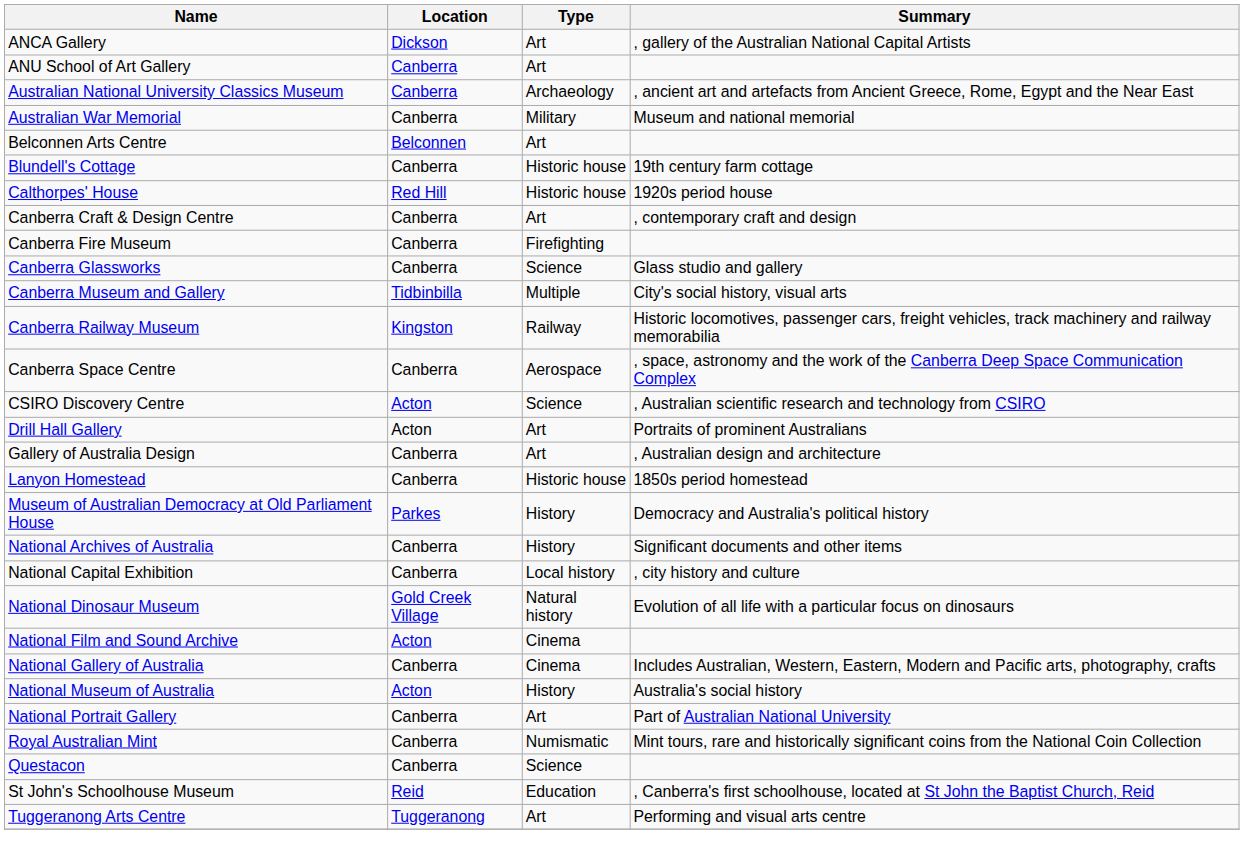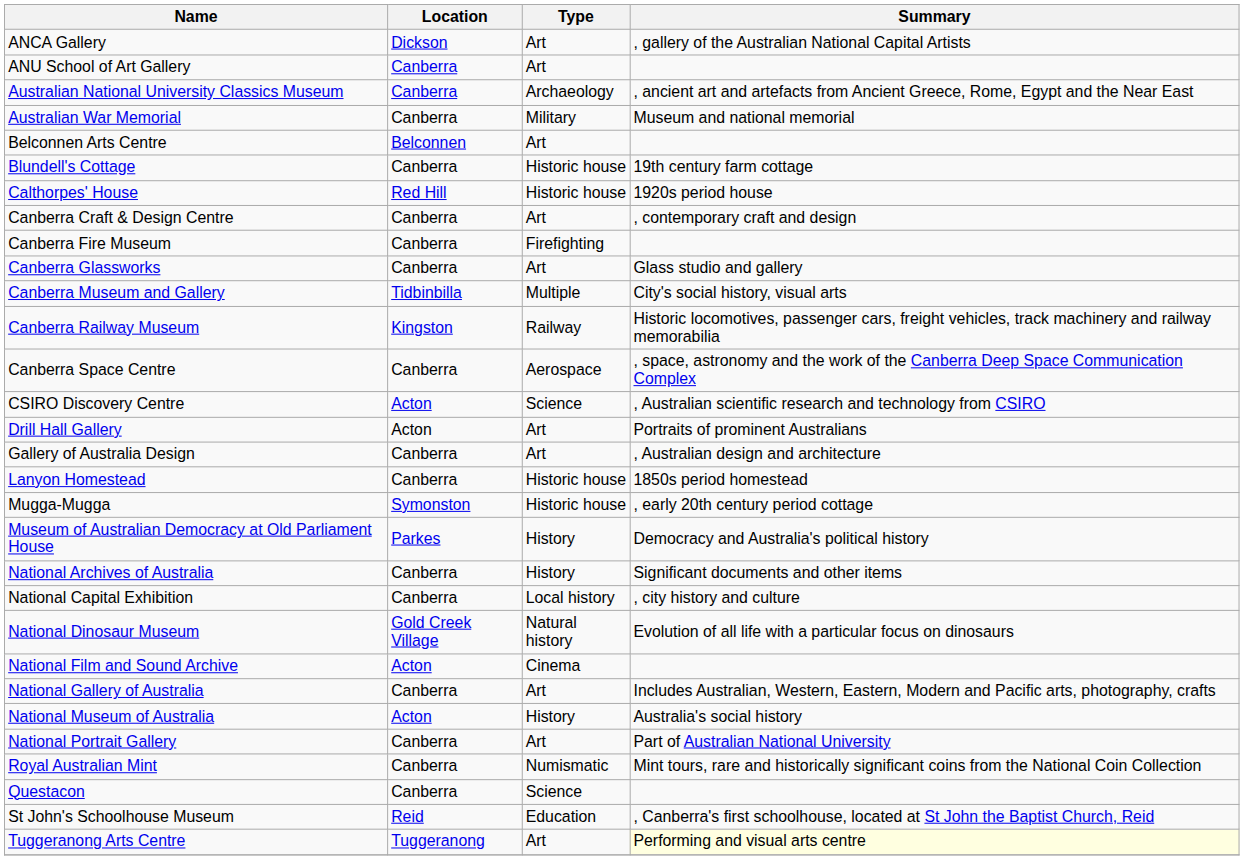(554, 268) Science -> (536, 268) Art
+ row: (59, 504)
(553, 666) Cinema -> (536, 691) Art
(750, 816) no background -> (750, 841) lightyellow background
